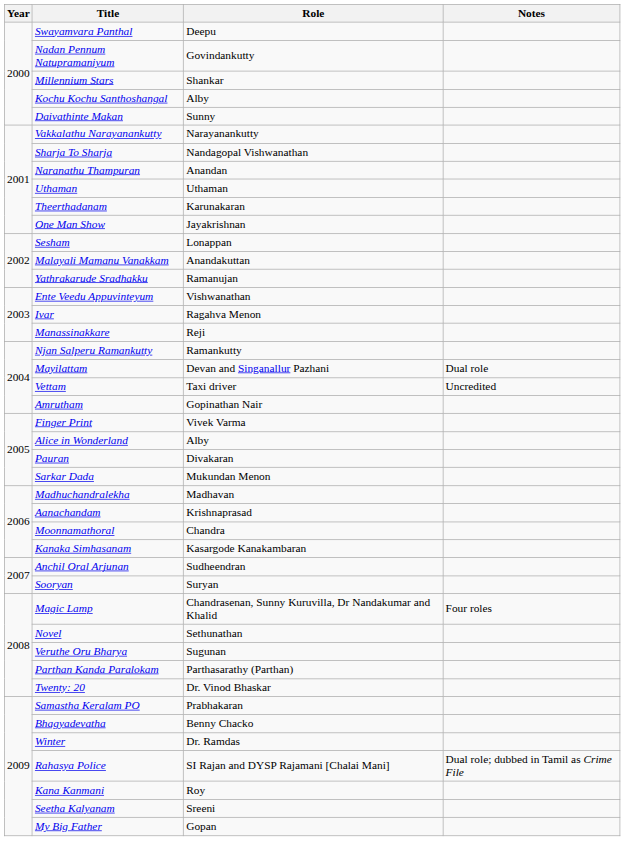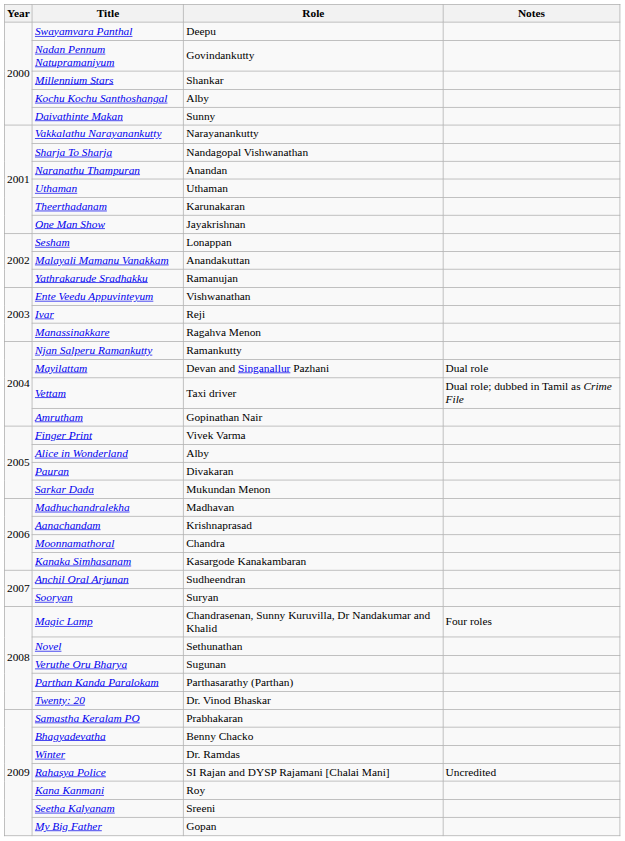(224, 314) Ragahva Menon -> (196, 314) Reji
(196, 332) Reji -> (224, 332) Ragahva Menon
(471, 386) Uncredited -> (529, 393) Dual role; dubbed in Tamil as Crime File
(529, 766) Dual role; dubbed in Tamil as Crime File -> (471, 772) Uncredited
